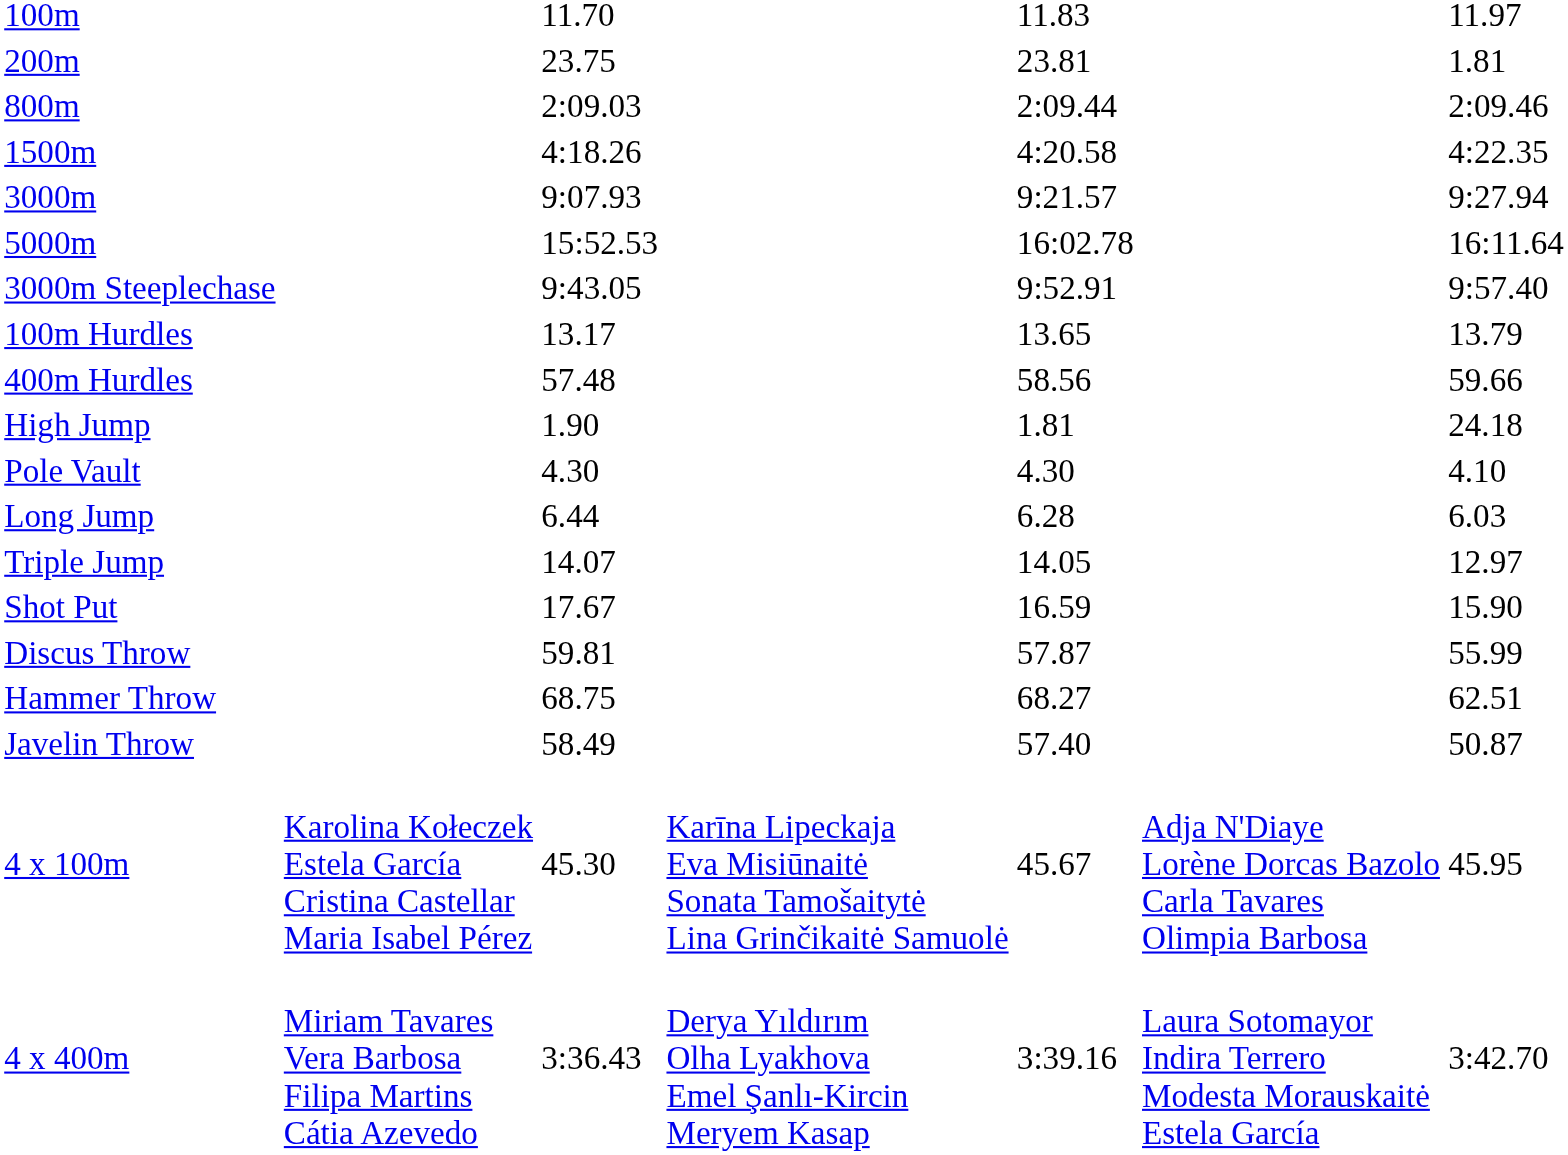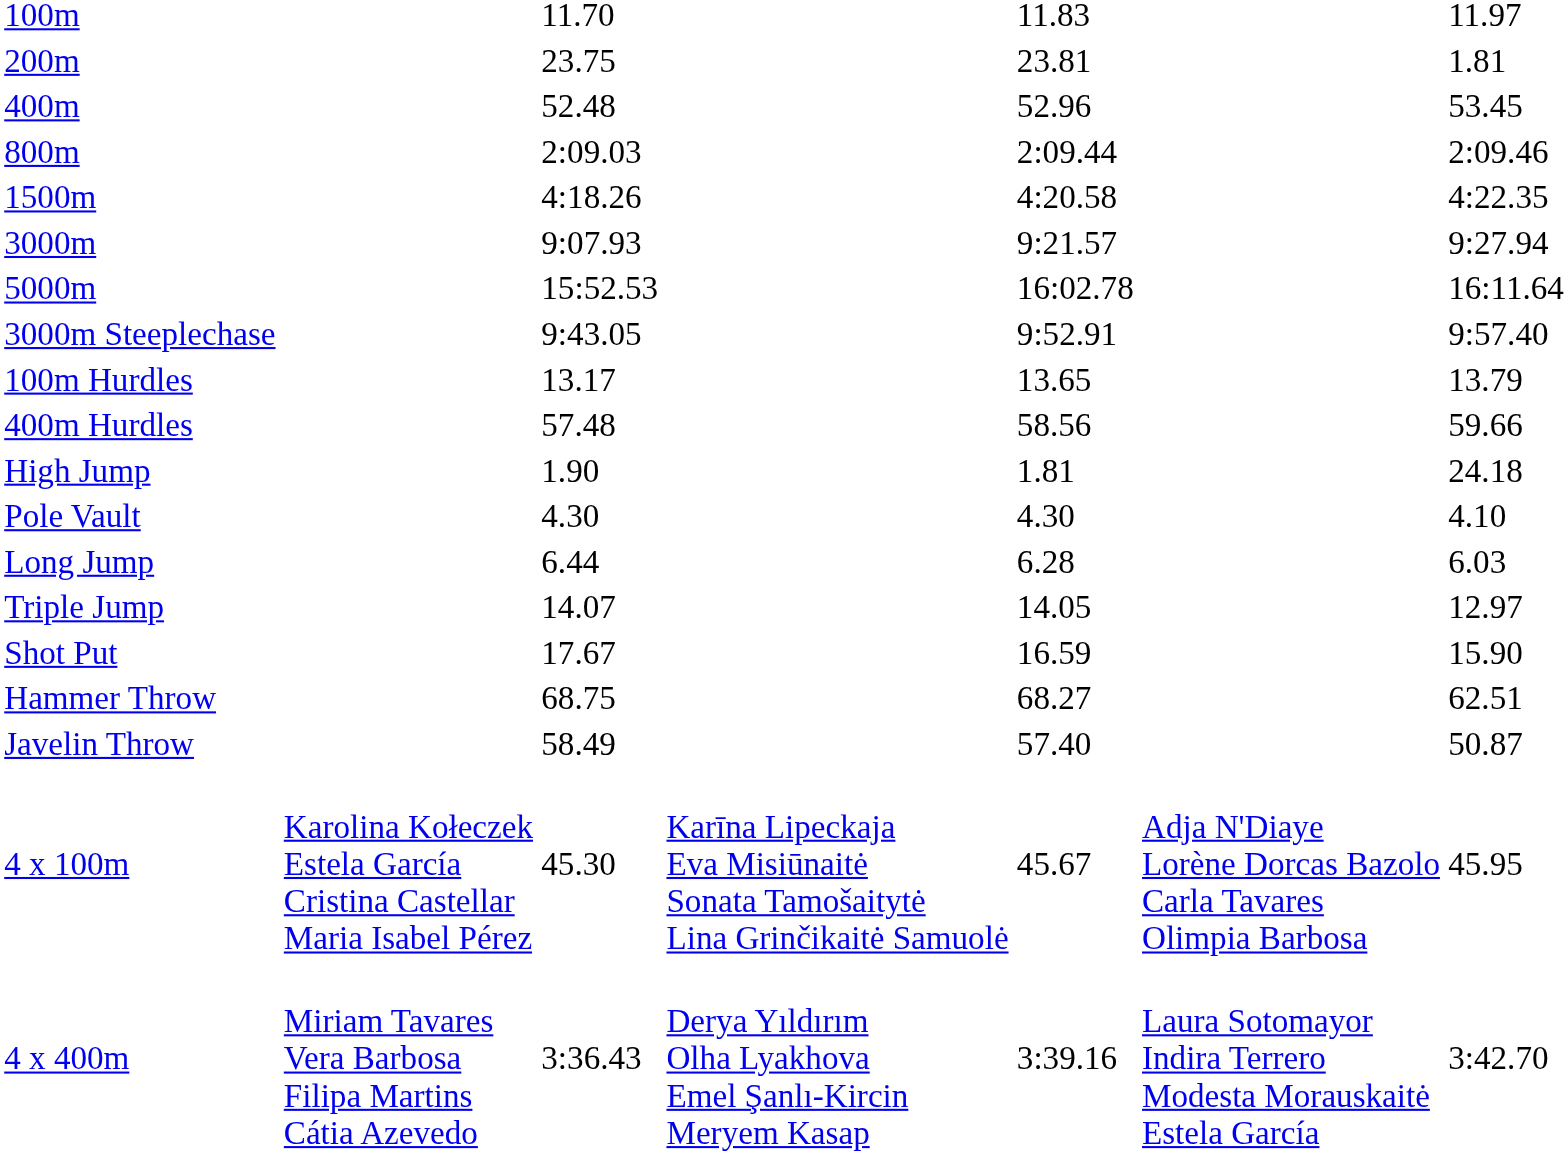+ row: (42, 106)
- row: (97, 652)
